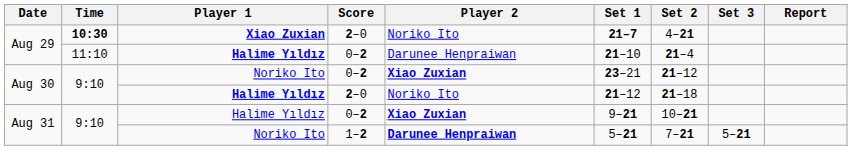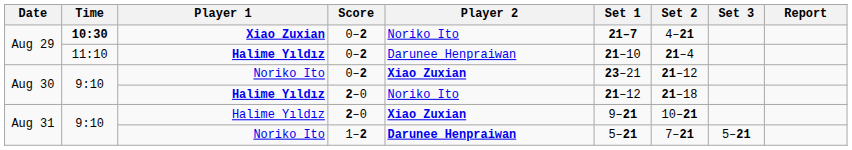(356, 34) 2–0 -> (356, 34) 0–2
(356, 114) 0–2 -> (356, 114) 2–0
